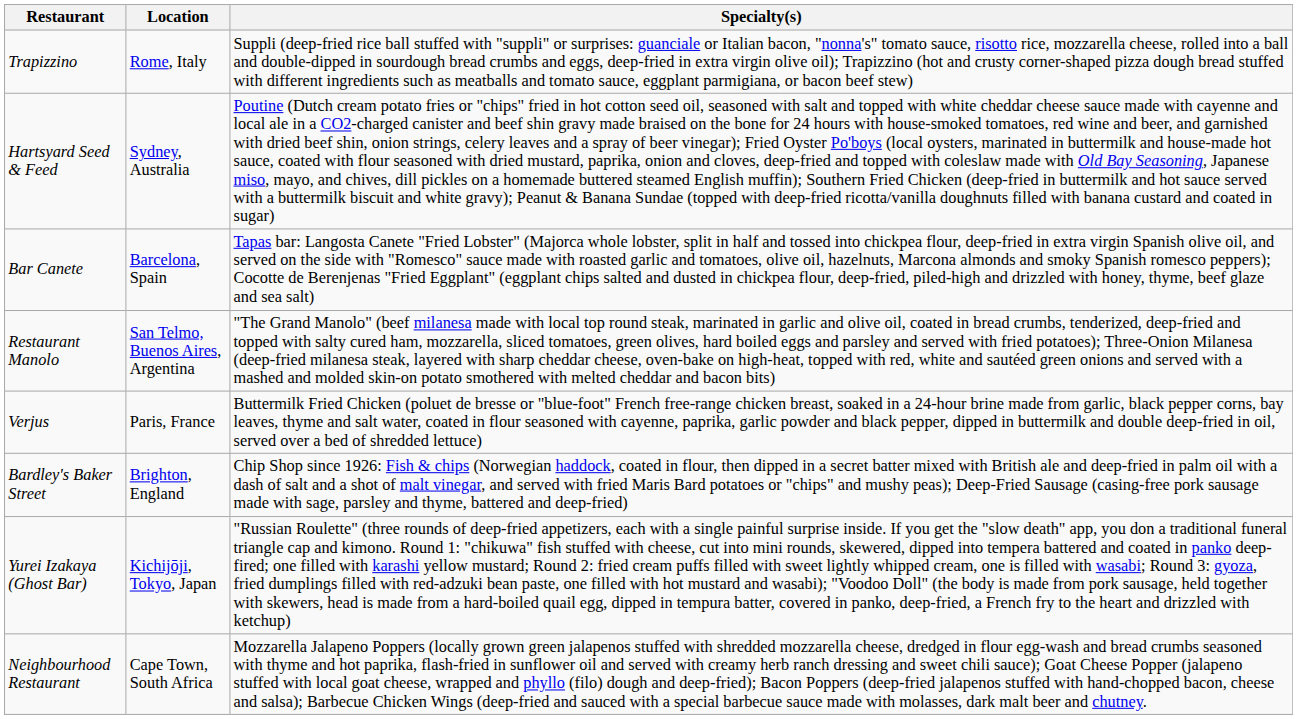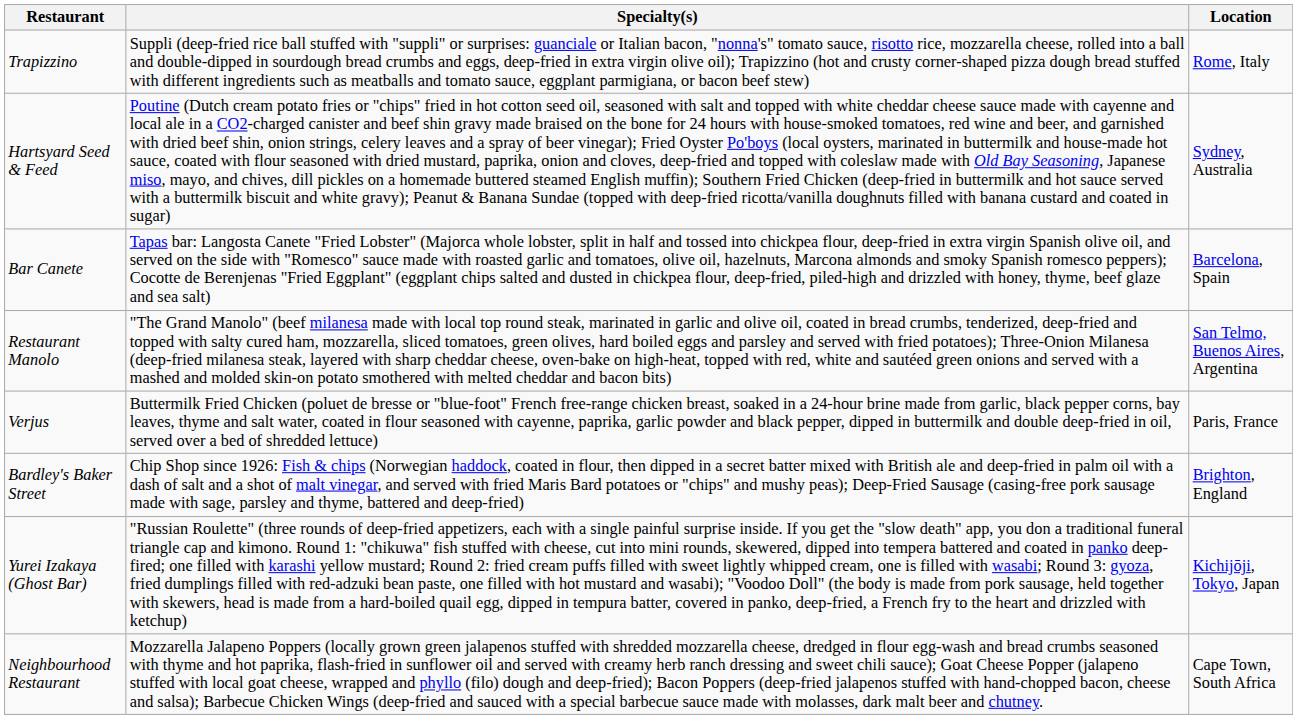columns swapped: (178, 17) <-> (761, 17)
